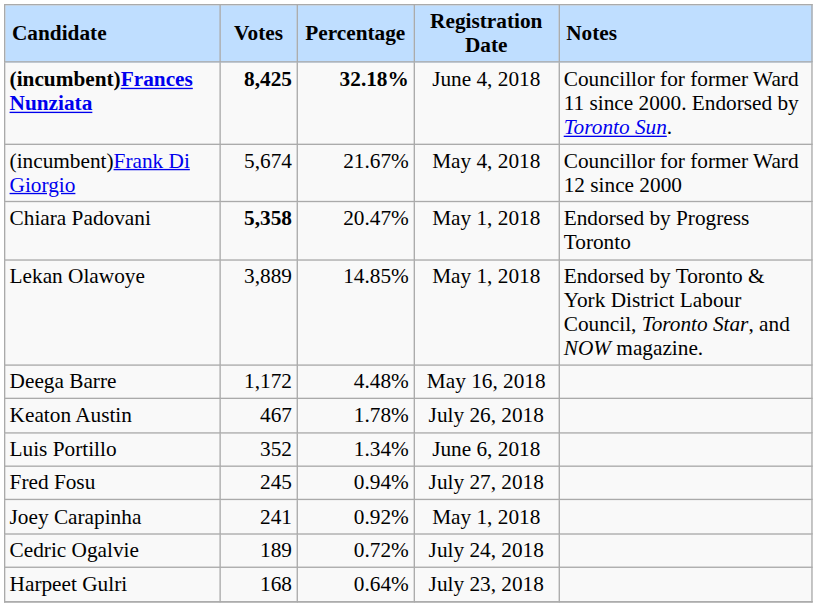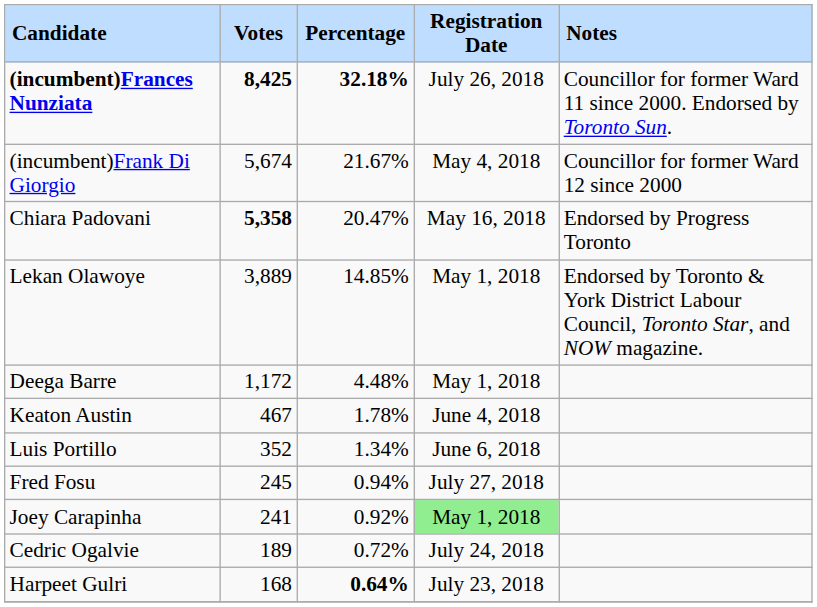(486, 79) June 4, 2018 -> (486, 79) July 26, 2018
(486, 218) May 1, 2018 -> (486, 218) May 16, 2018
(486, 381) May 16, 2018 -> (486, 381) May 1, 2018
(486, 415) July 26, 2018 -> (486, 415) June 4, 2018
(486, 516) no background -> (486, 516) lightgreen background
(381, 584) normal -> (380, 584) bold
